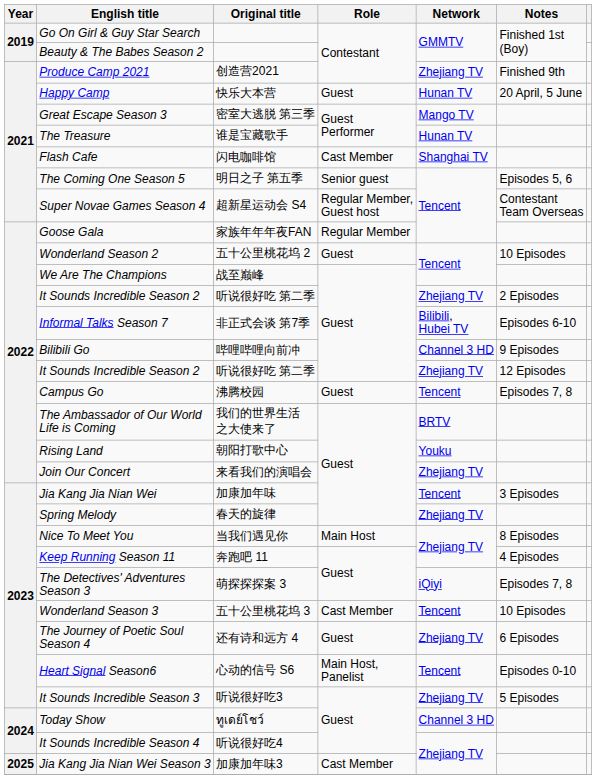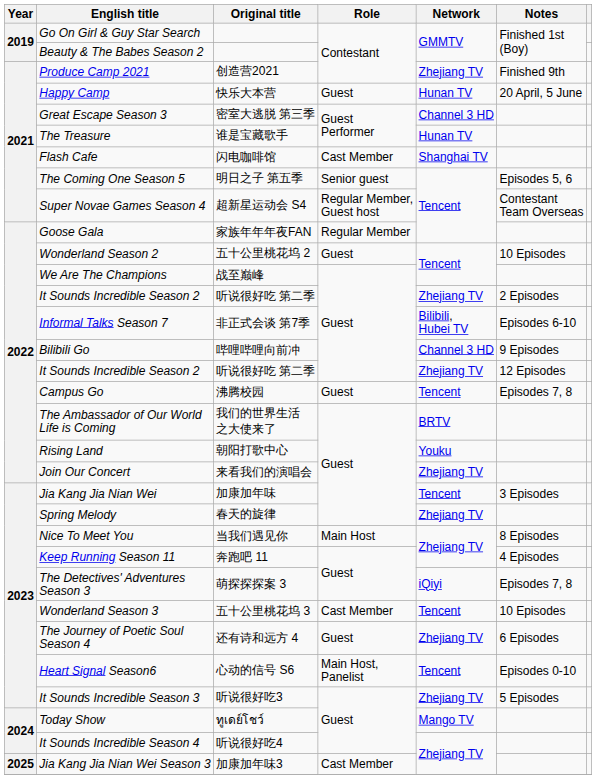(446, 114) Mango TV -> (456, 114) Channel 3 HD
(456, 720) Channel 3 HD -> (446, 720) Mango TV
